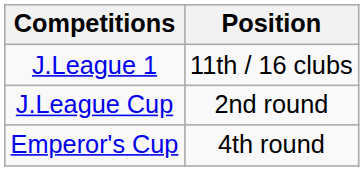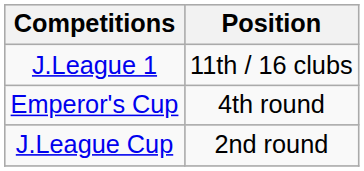rows swapped: (95, 144) <-> (95, 104)
